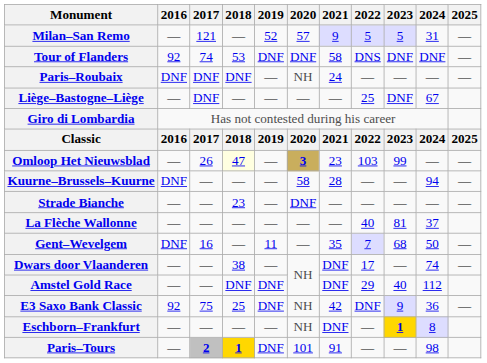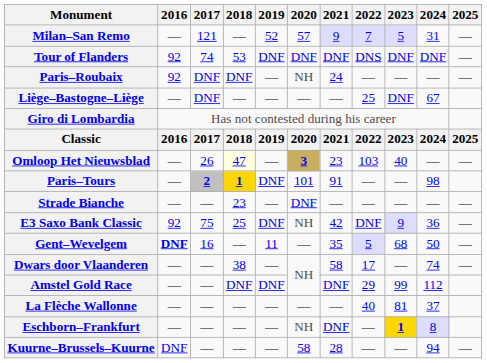(368, 35) 5 -> (368, 35) 7
(335, 56) 58 -> (336, 56) DNF
(174, 77) DNF -> (174, 77) 92
(400, 160) 99 -> (401, 160) 40
rows swapped: (81, 181) <-> (81, 347)
rows swapped: (81, 306) <-> (81, 222)
(174, 243) normal -> (174, 243) bold
(368, 243) 7 -> (368, 243) 5
(335, 264) DNF -> (336, 264) 58
(400, 285) 40 -> (401, 285) 99
